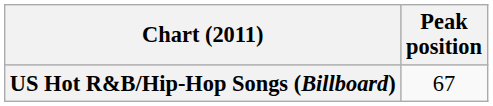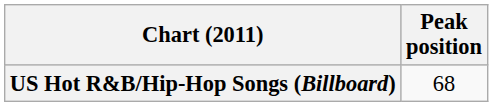(444, 82) 67 -> (444, 82) 68
